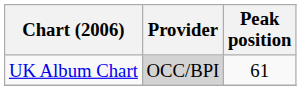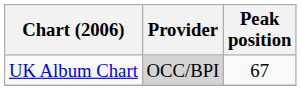(260, 70) 61 -> (260, 70) 67
